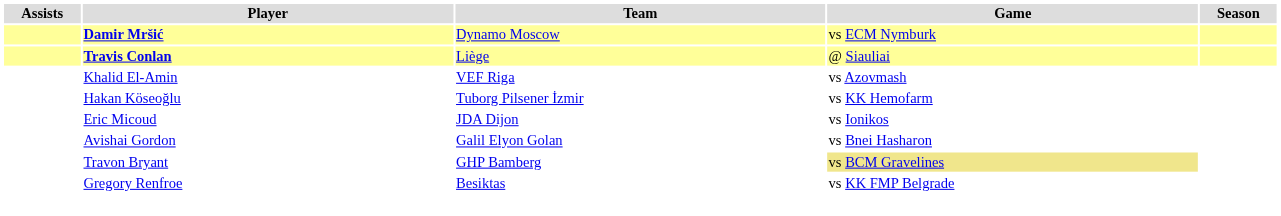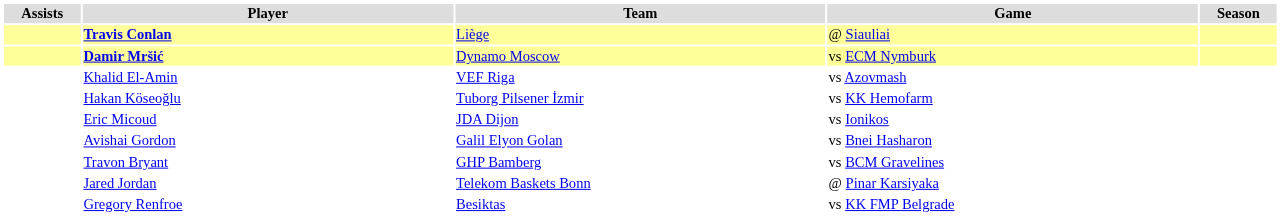rows swapped: (124, 34) <-> (128, 56)
(886, 162) khaki background -> (886, 162) no background
+ row: (120, 183)
